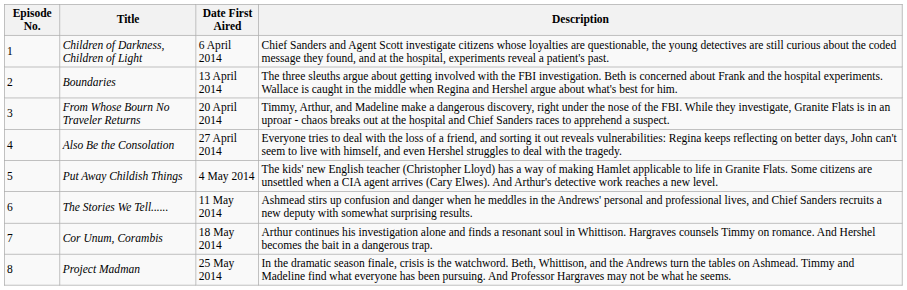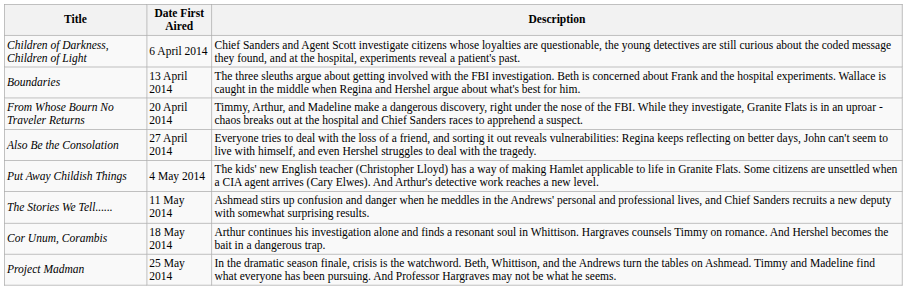- column: (32, 20)
